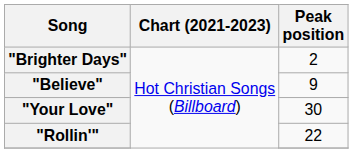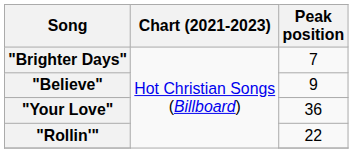(313, 60) 2 -> (313, 60) 7
(313, 110) 30 -> (313, 110) 36
